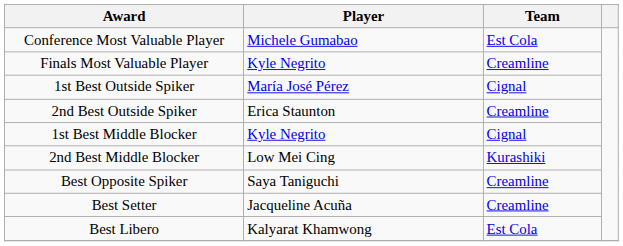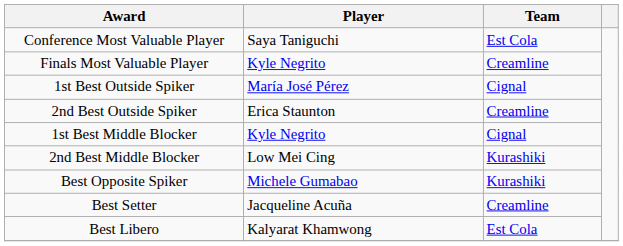(302, 39) Michele Gumabao -> (293, 39) Saya Taniguchi
(293, 181) Saya Taniguchi -> (302, 181) Michele Gumabao
(518, 181) Creamline -> (516, 181) Kurashiki
